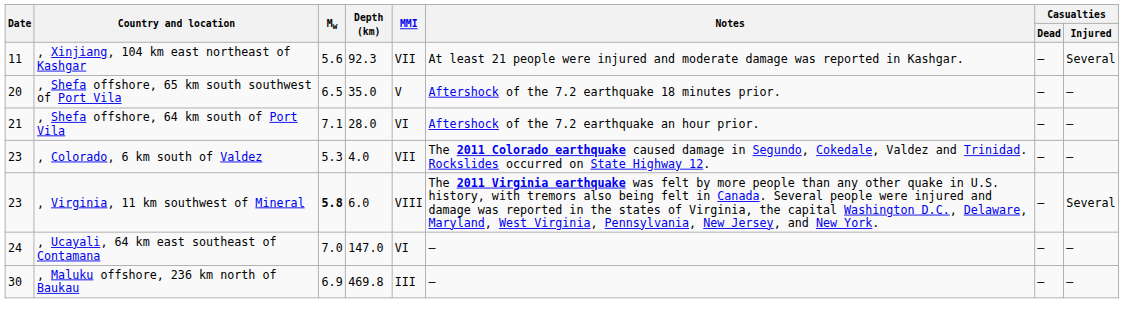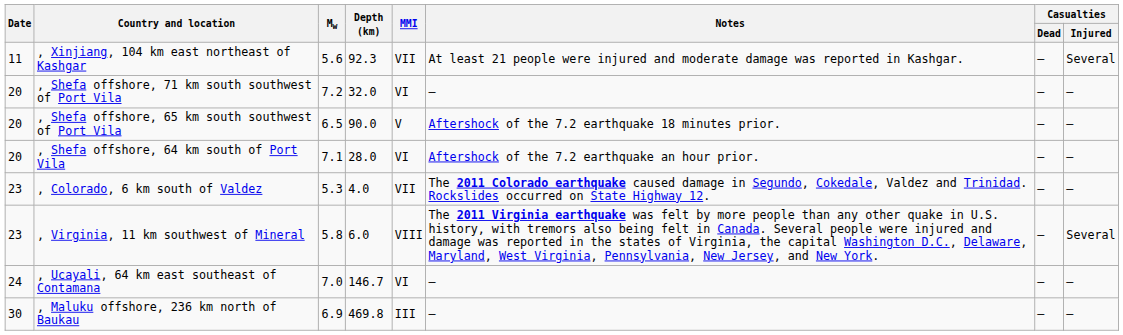+ row: (174, 91)
(362, 91) 35.0 -> (362, 124) 90.0
(15, 124) 21 -> (15, 157) 20
(332, 203) bold -> (332, 235) normal
(366, 249) 147.0 -> (366, 281) 146.7
